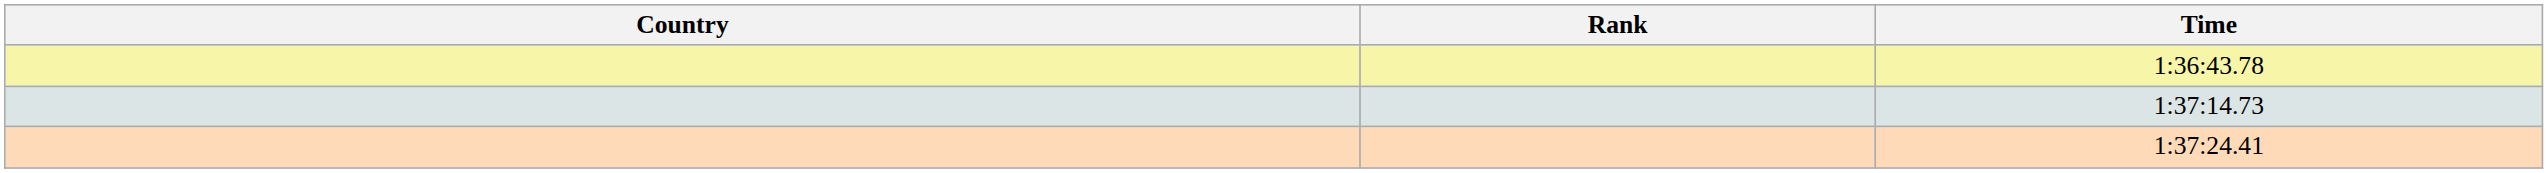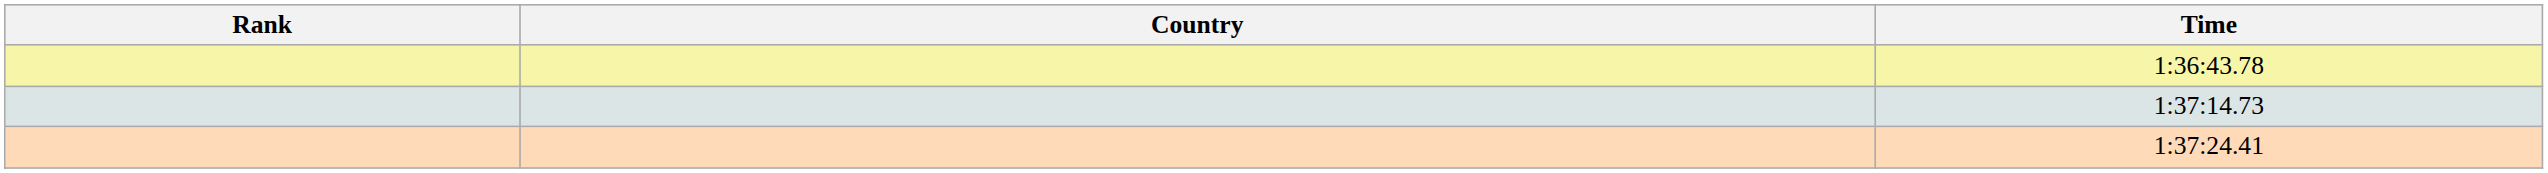columns swapped: (1618, 24) <-> (682, 24)
